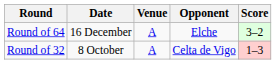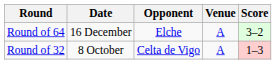columns swapped: (152, 13) <-> (204, 13)
